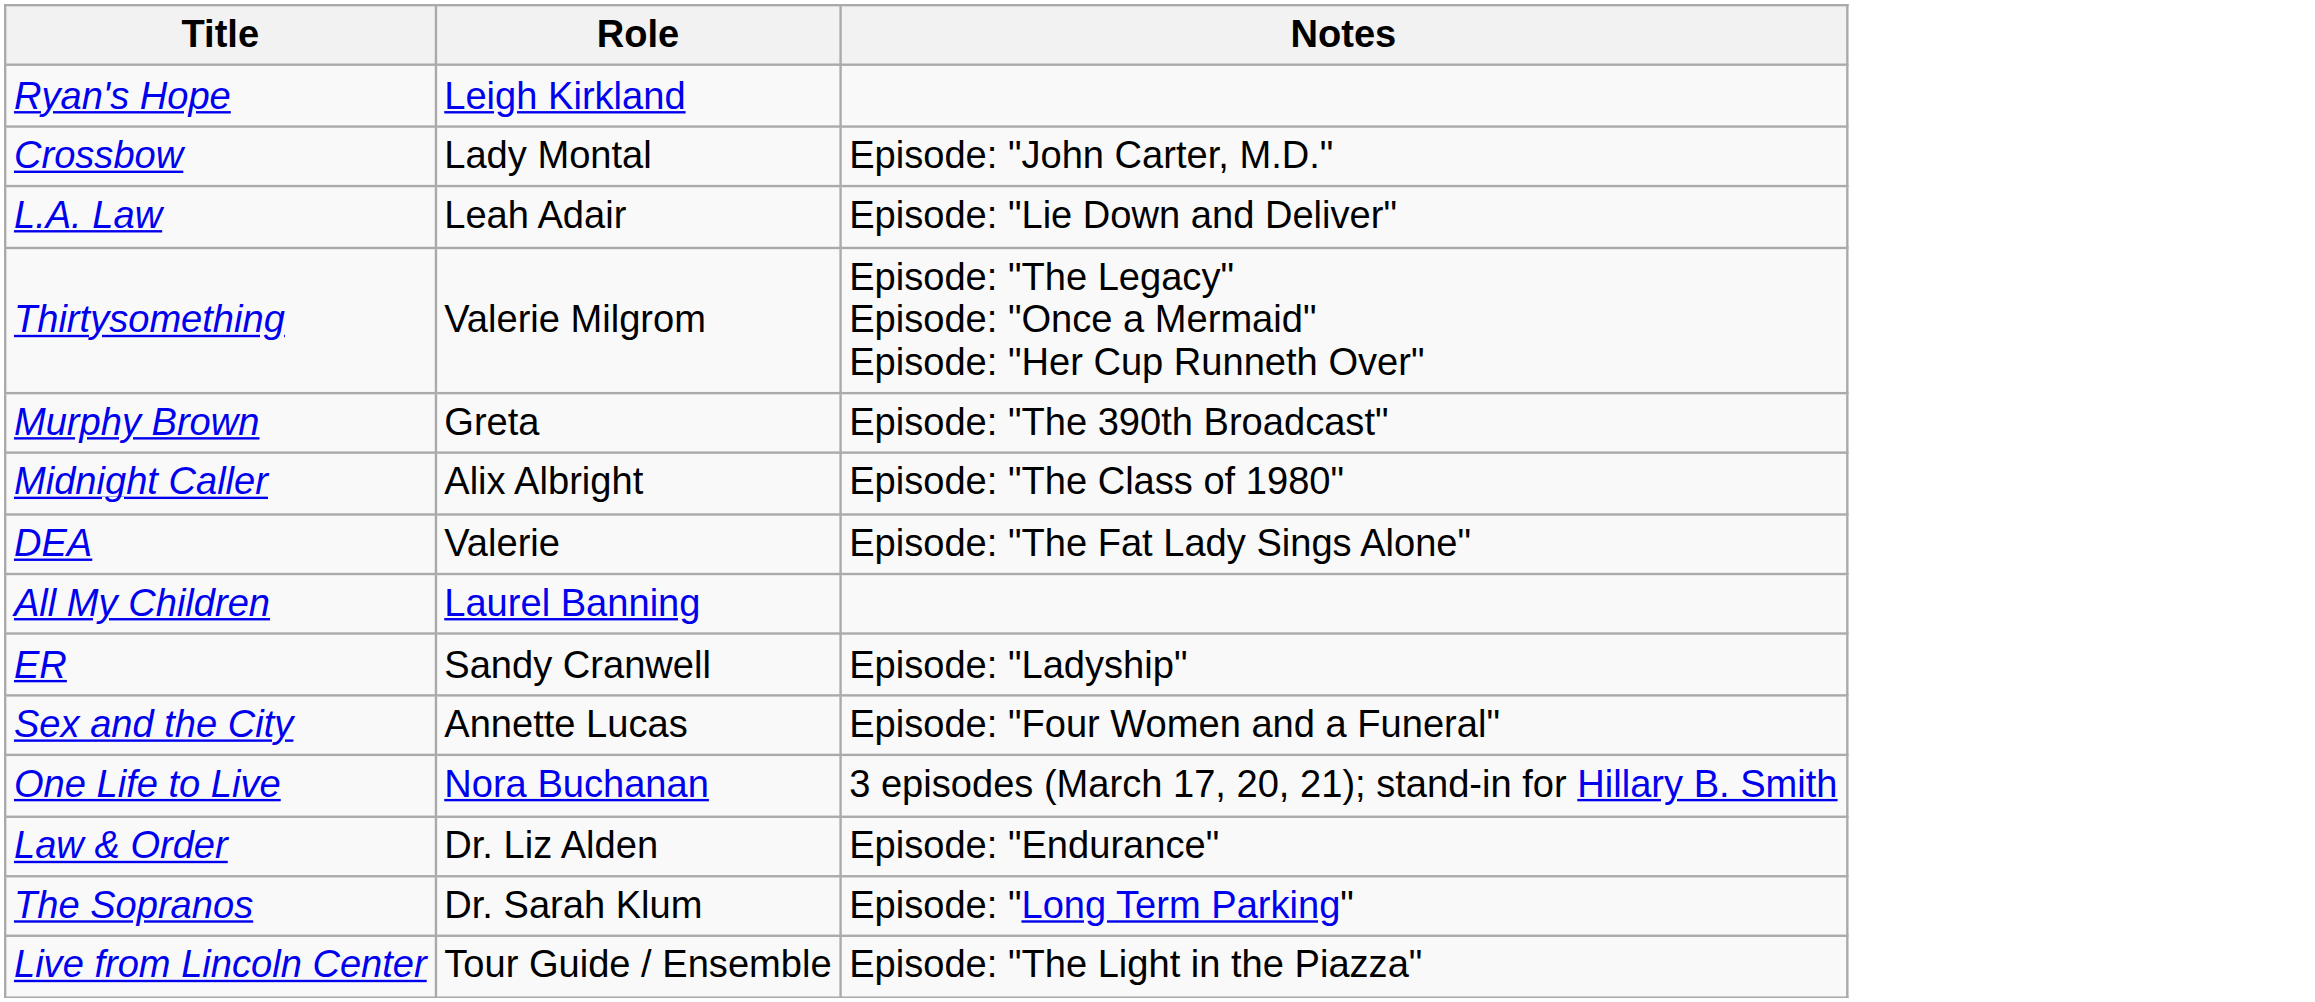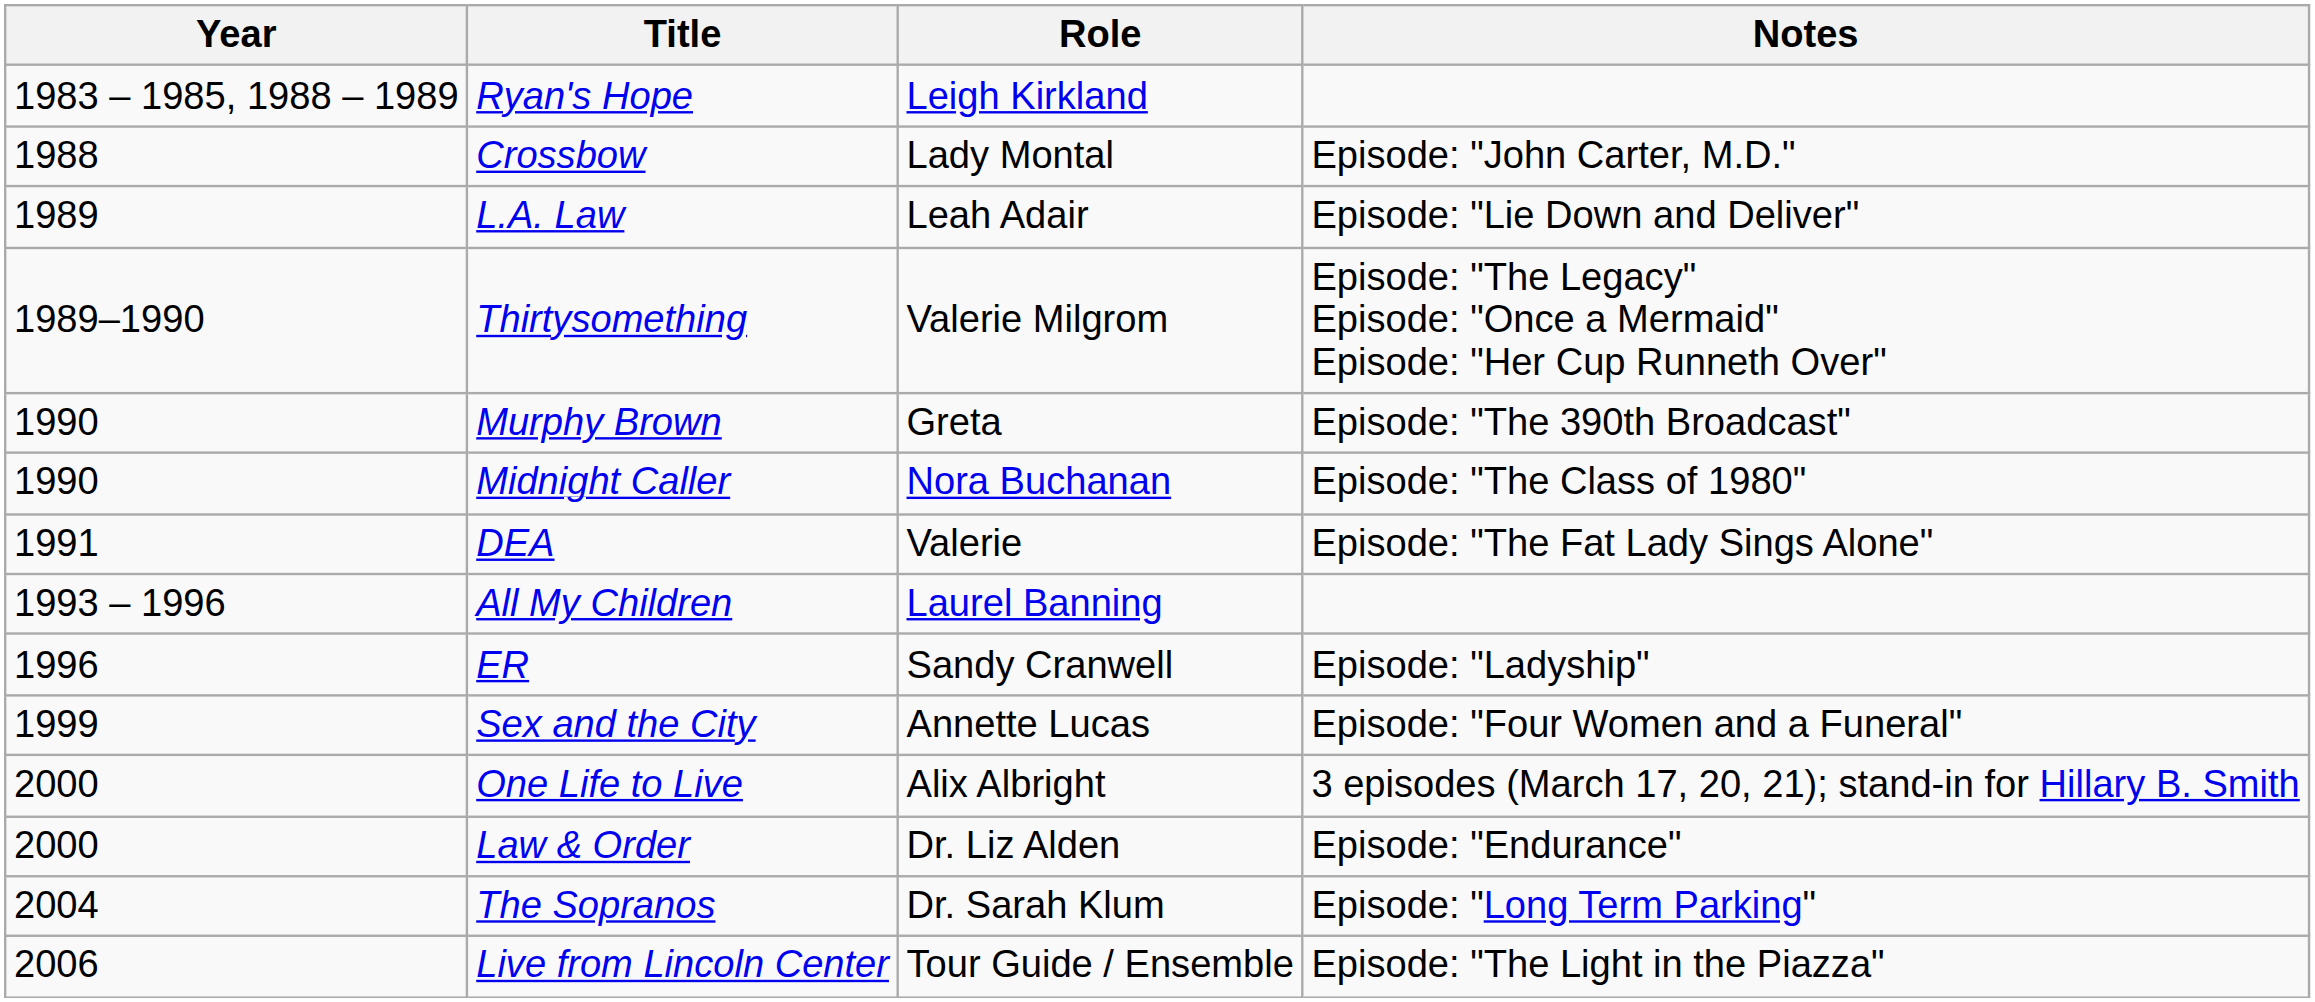+ column: (236, 34)
(544, 482) Alix Albright -> (1039, 482) Nora Buchanan
(577, 784) Nora Buchanan -> (1006, 784) Alix Albright
